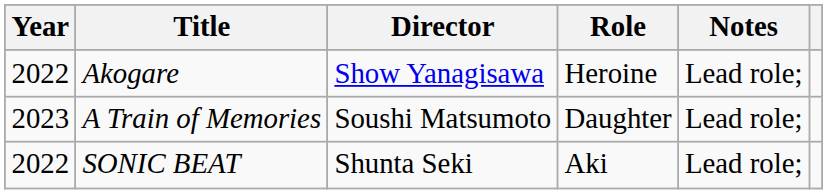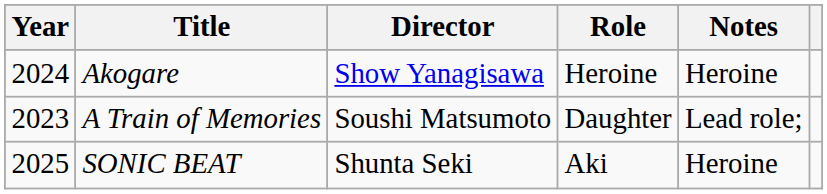(40, 73) 2022 -> (40, 73) 2024
(744, 73) Lead role; -> (731, 73) Heroine
(40, 164) 2022 -> (40, 164) 2025
(744, 164) Lead role; -> (731, 164) Heroine
